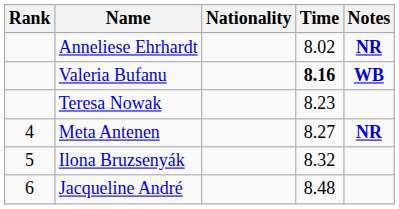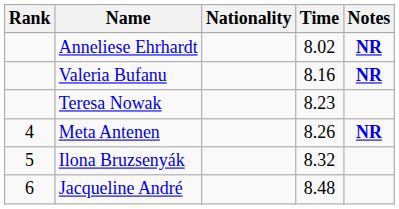(320, 75) bold -> (320, 75) normal
(369, 75) WB -> (369, 75) NR
(320, 132) 8.27 -> (320, 132) 8.26
